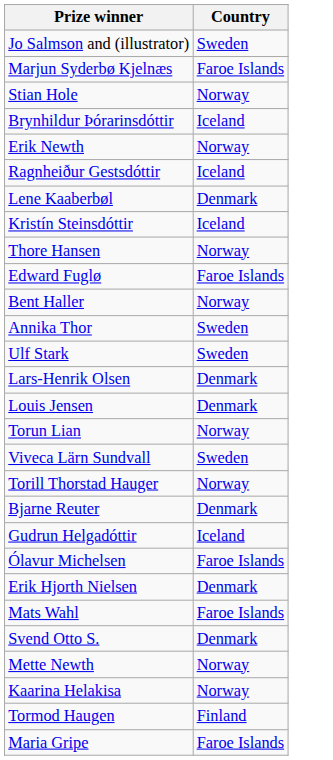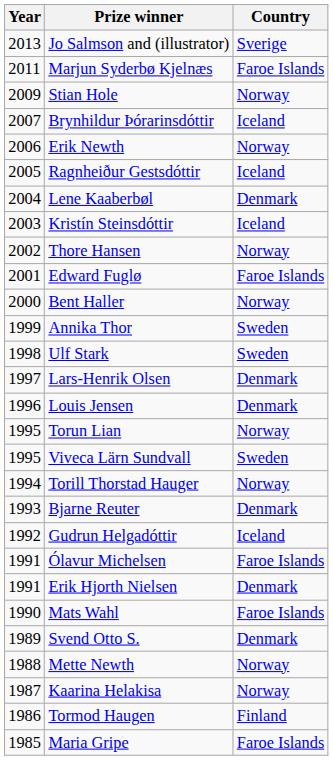+ column: (25, 17)
(222, 43) Sweden -> (262, 43) Sverige
